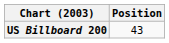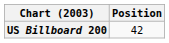(137, 30) 43 -> (137, 30) 42
